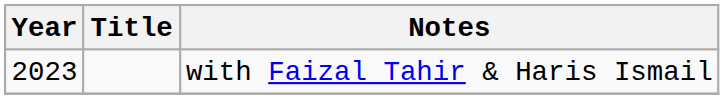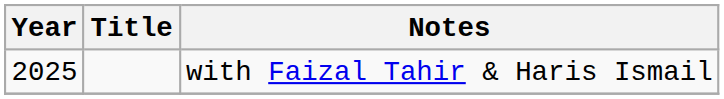(45, 72) 2023 -> (45, 72) 2025
